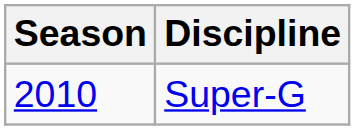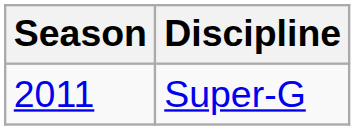(55, 93) 2010 -> (54, 93) 2011
